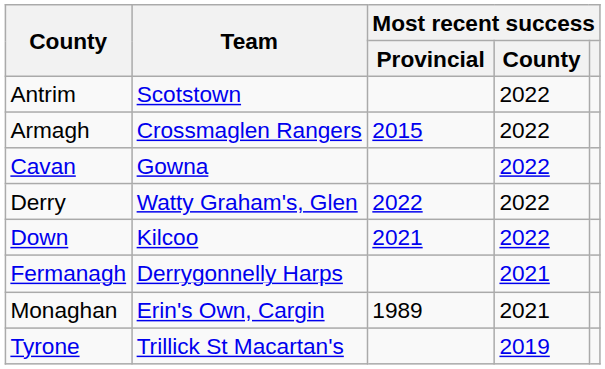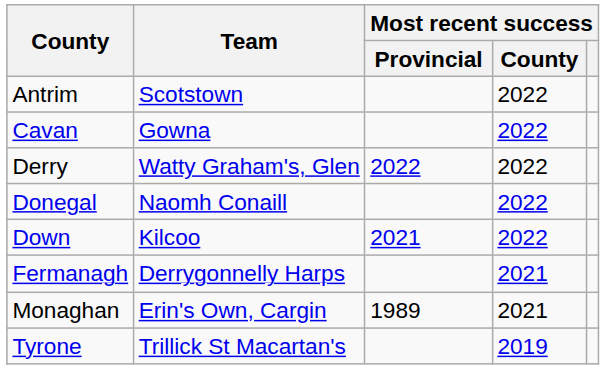- row: (50, 130)
+ row: (55, 202)
